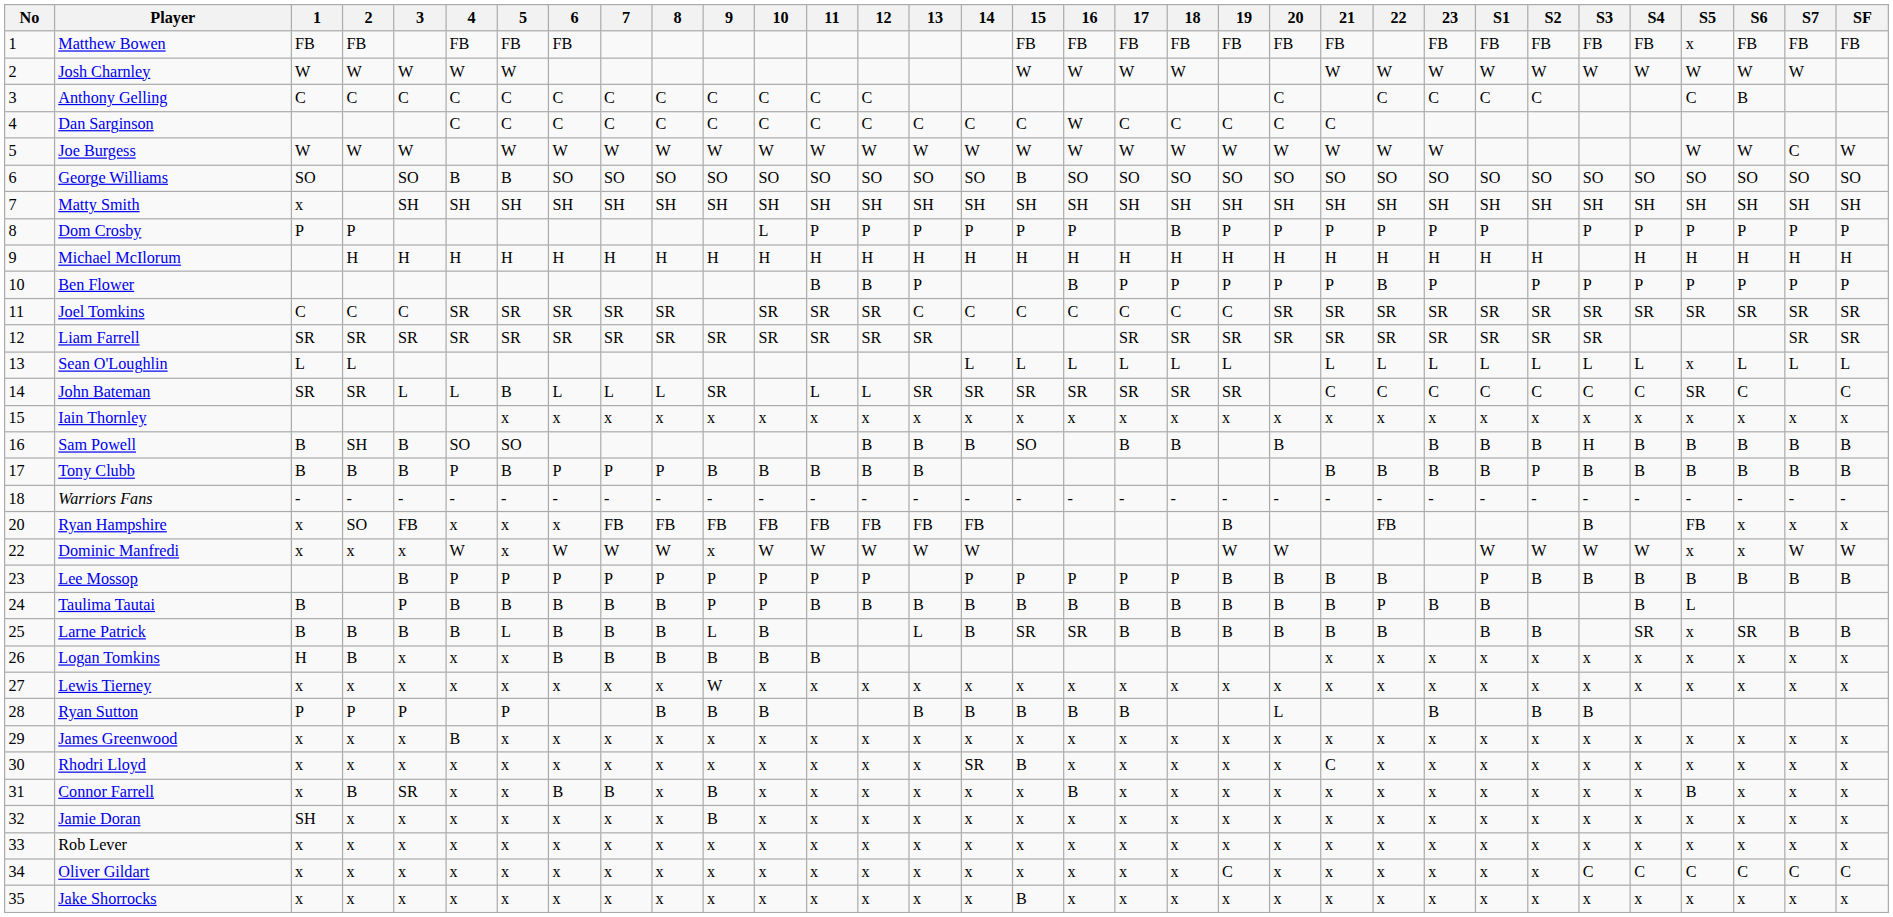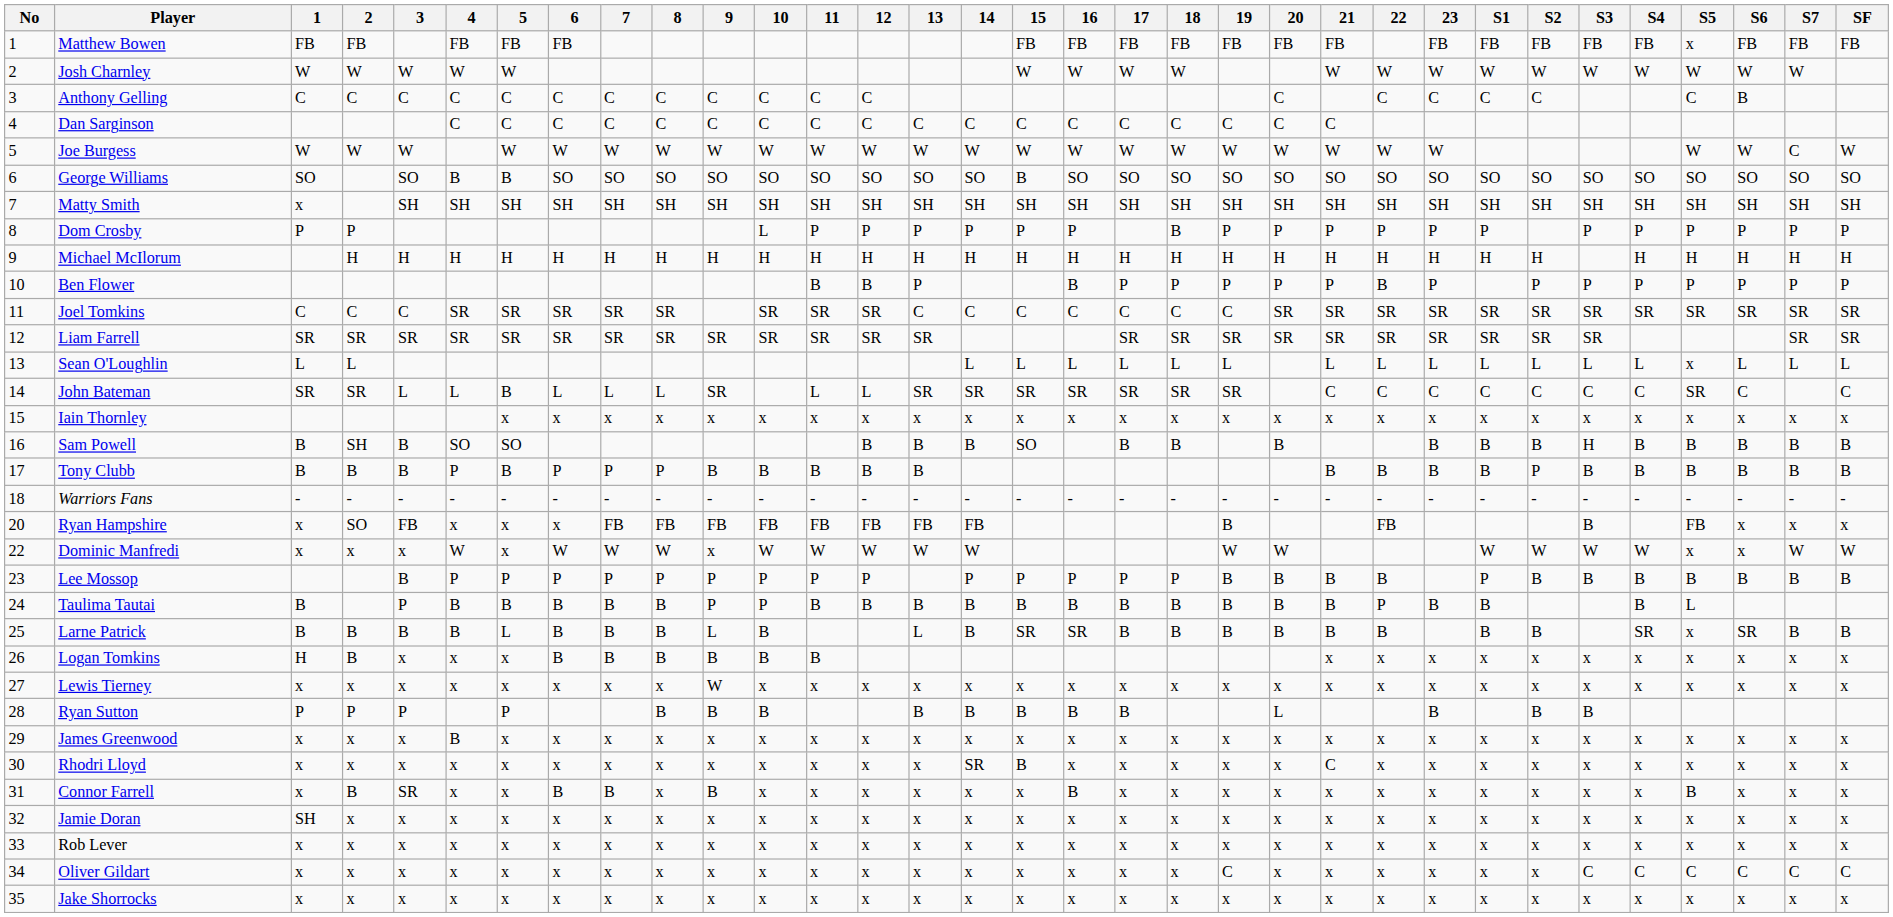(1075, 124) W -> (1073, 124) C
(712, 818) B -> (711, 818) x
(1021, 898) B -> (1020, 898) x
